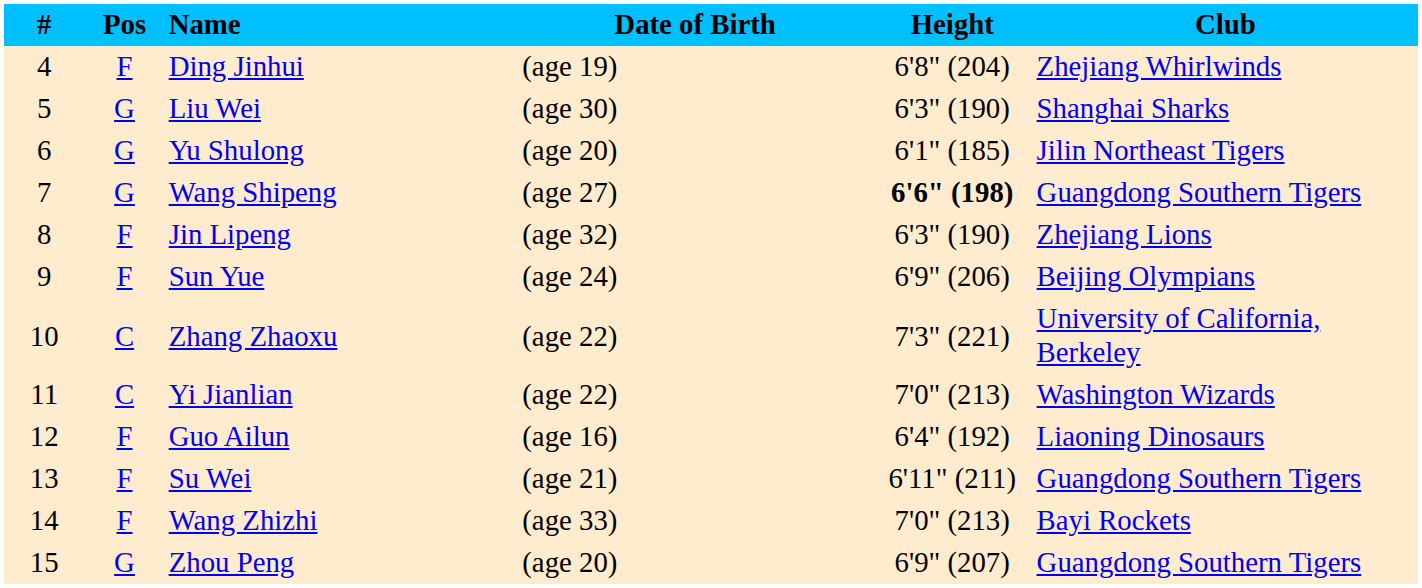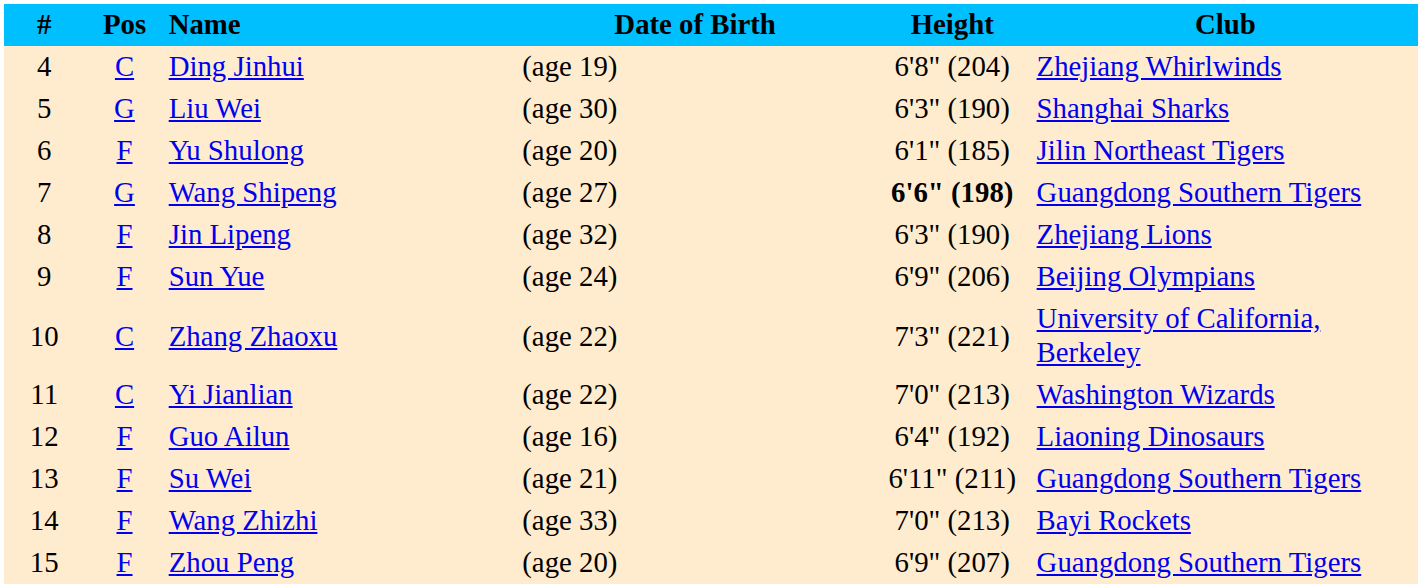(125, 66) F -> (125, 66) C
(124, 150) G -> (125, 150) F
(124, 562) G -> (125, 562) F
